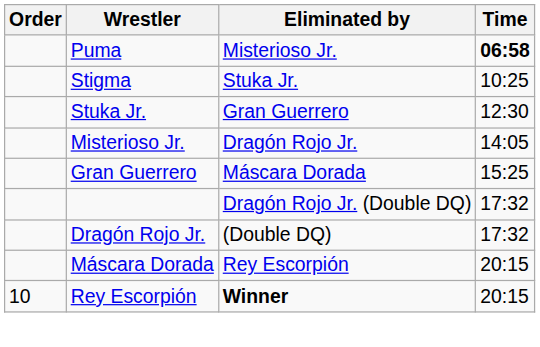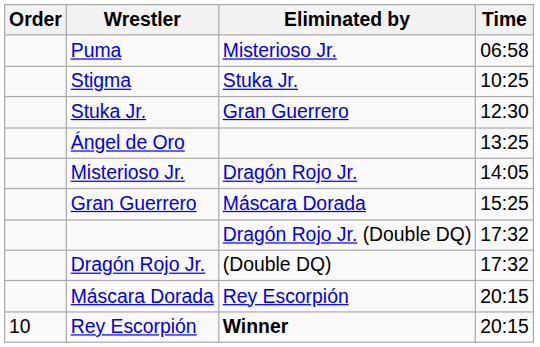(505, 50) bold -> (504, 50) normal
+ row: (128, 142)
